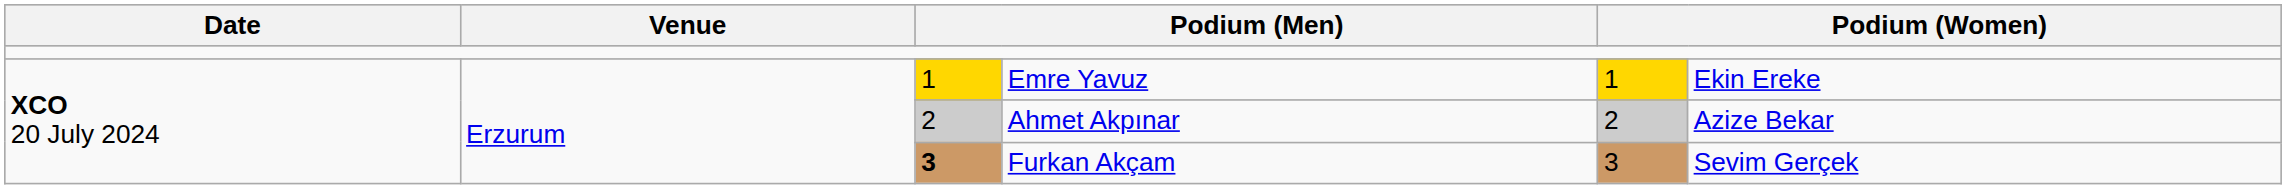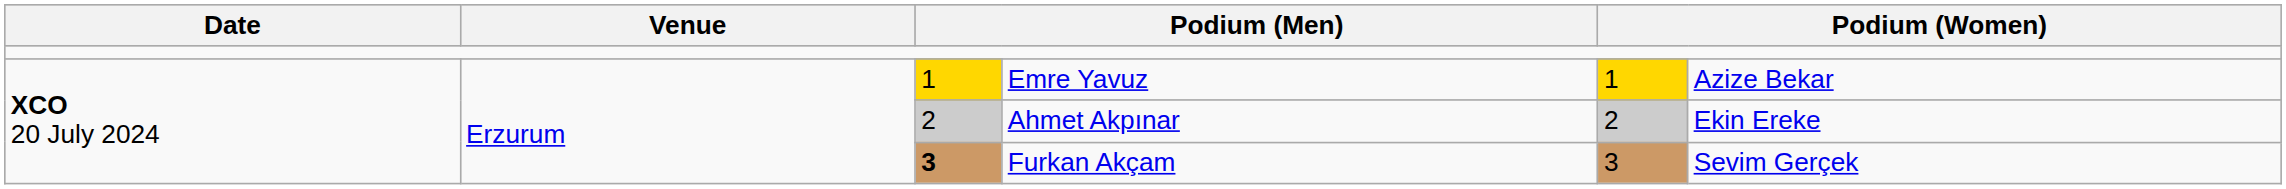(1757, 79) Ekin Ereke -> (1764, 79) Azize Bekar
(1764, 120) Azize Bekar -> (1757, 120) Ekin Ereke
